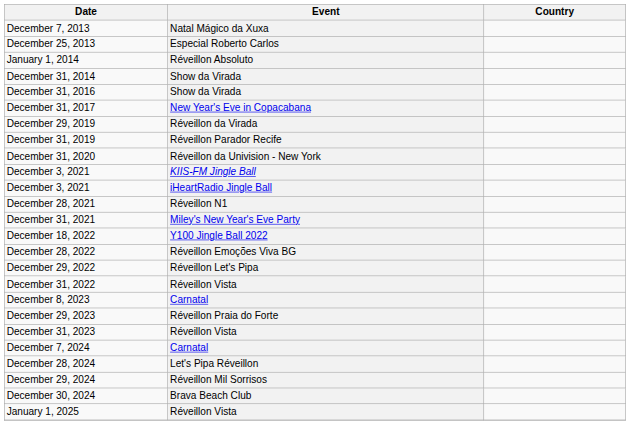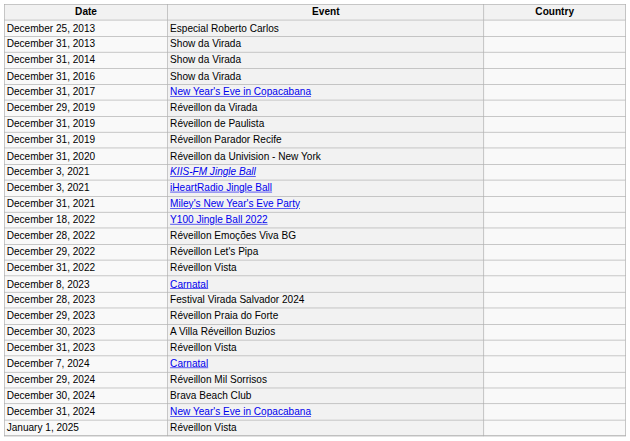- row: (48, 28)
+ row: (51, 44)
- row: (43, 60)
+ row: (51, 124)
- row: (51, 204)
+ row: (51, 300)
+ row: (51, 332)
- row: (51, 364)
+ row: (51, 412)
